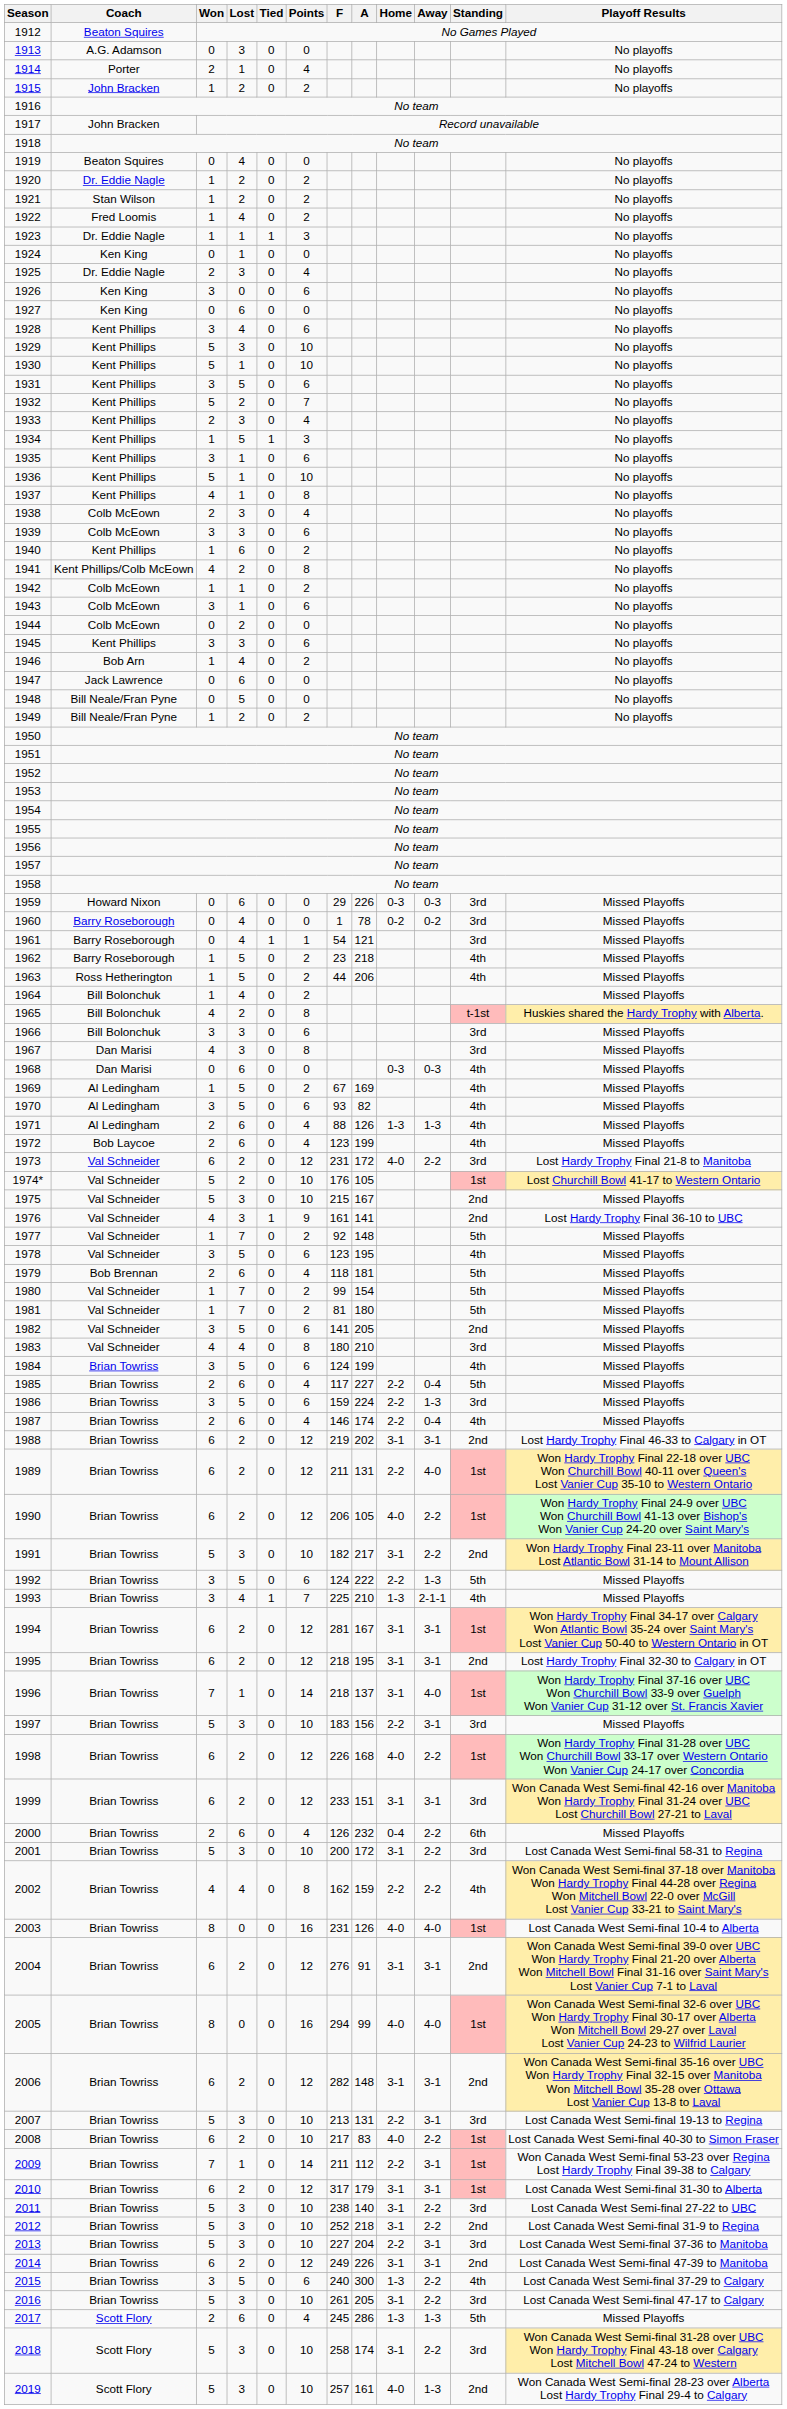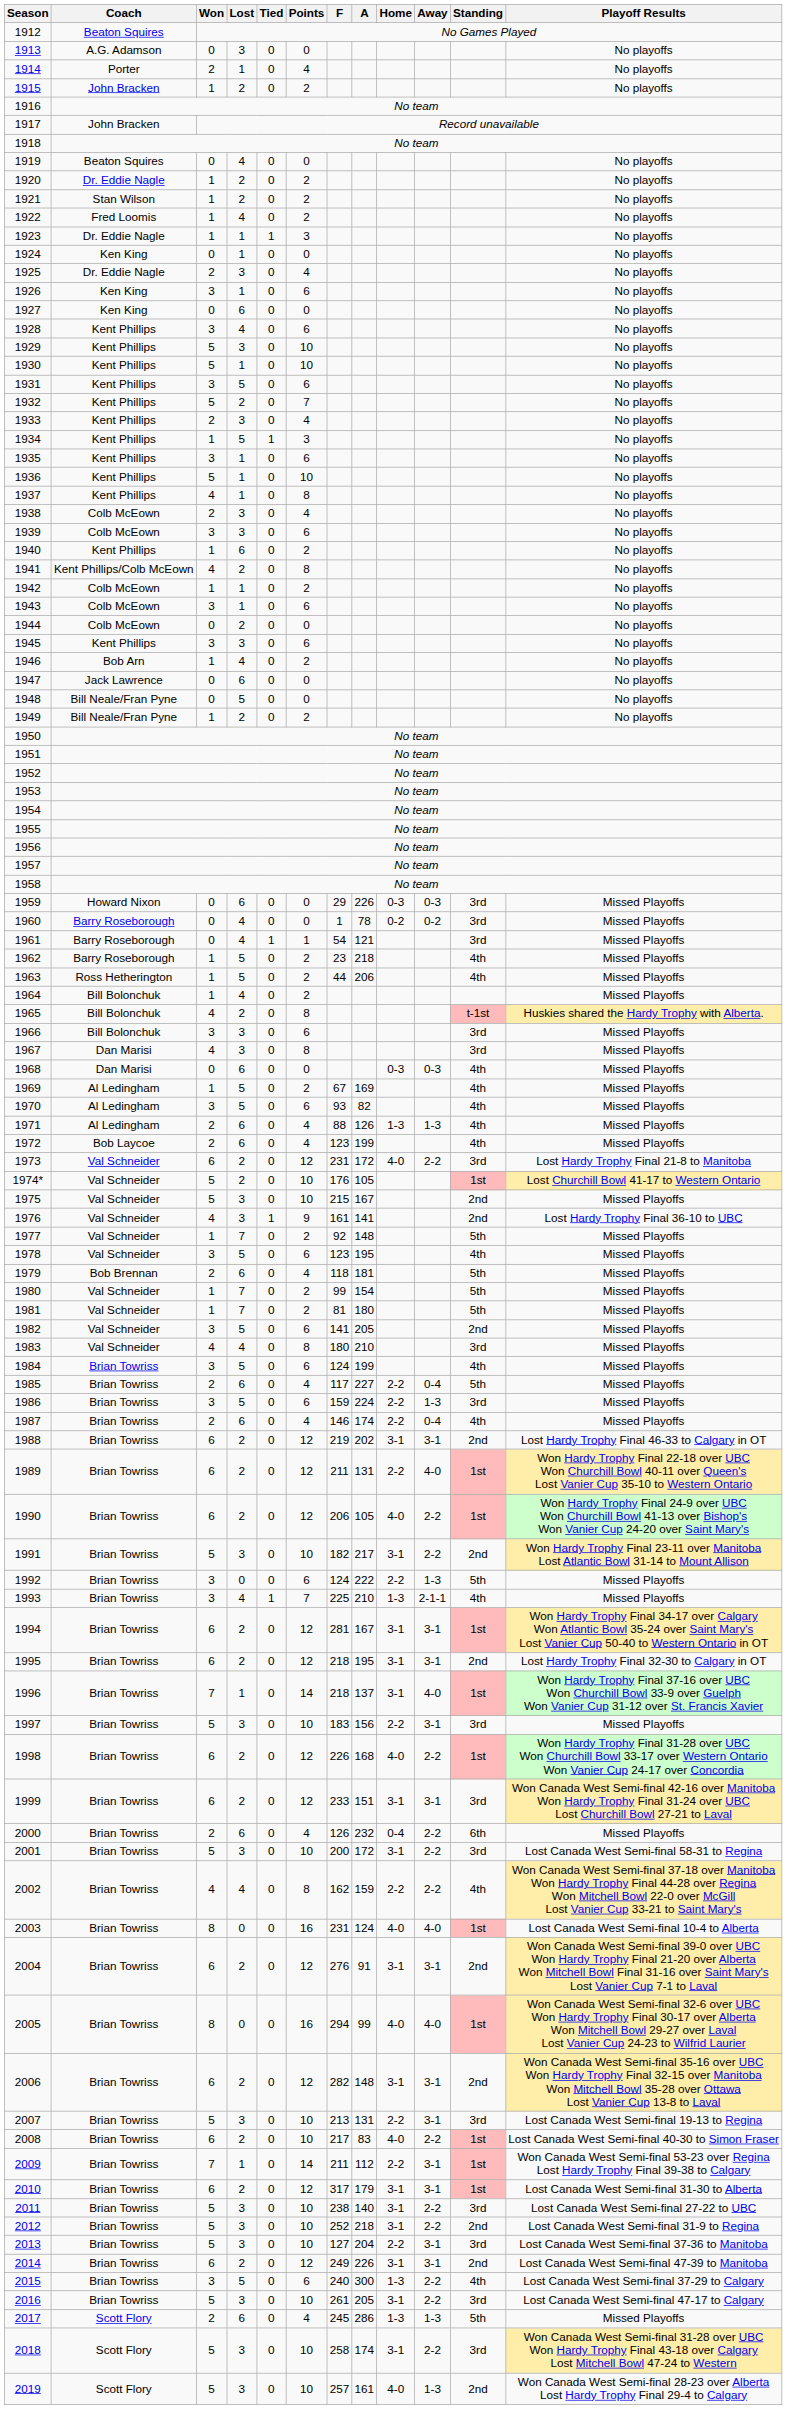(242, 291) 0 -> (242, 291) 1
(242, 1579) 5 -> (242, 1579) 0
(364, 1928) 126 -> (364, 1928) 124
(339, 2244) 227 -> (339, 2244) 127
